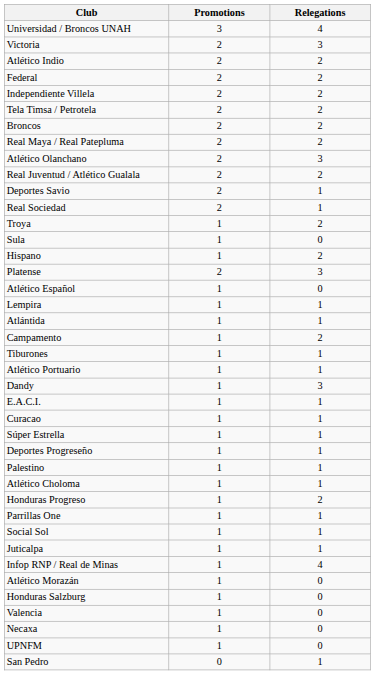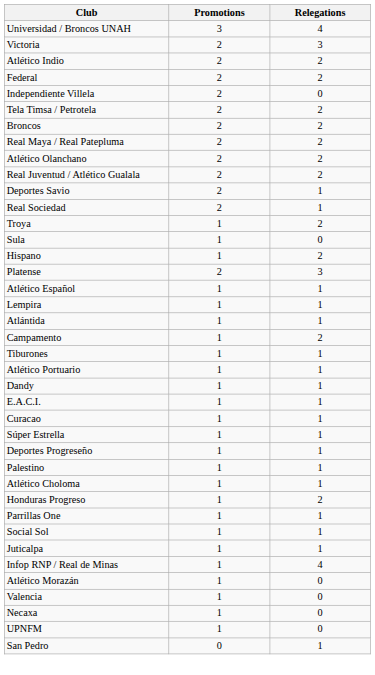(320, 93) 2 -> (320, 93) 0
(320, 158) 3 -> (320, 158) 2
(320, 288) 0 -> (320, 288) 1
(320, 386) 3 -> (320, 386) 1
- row: (46, 597)
